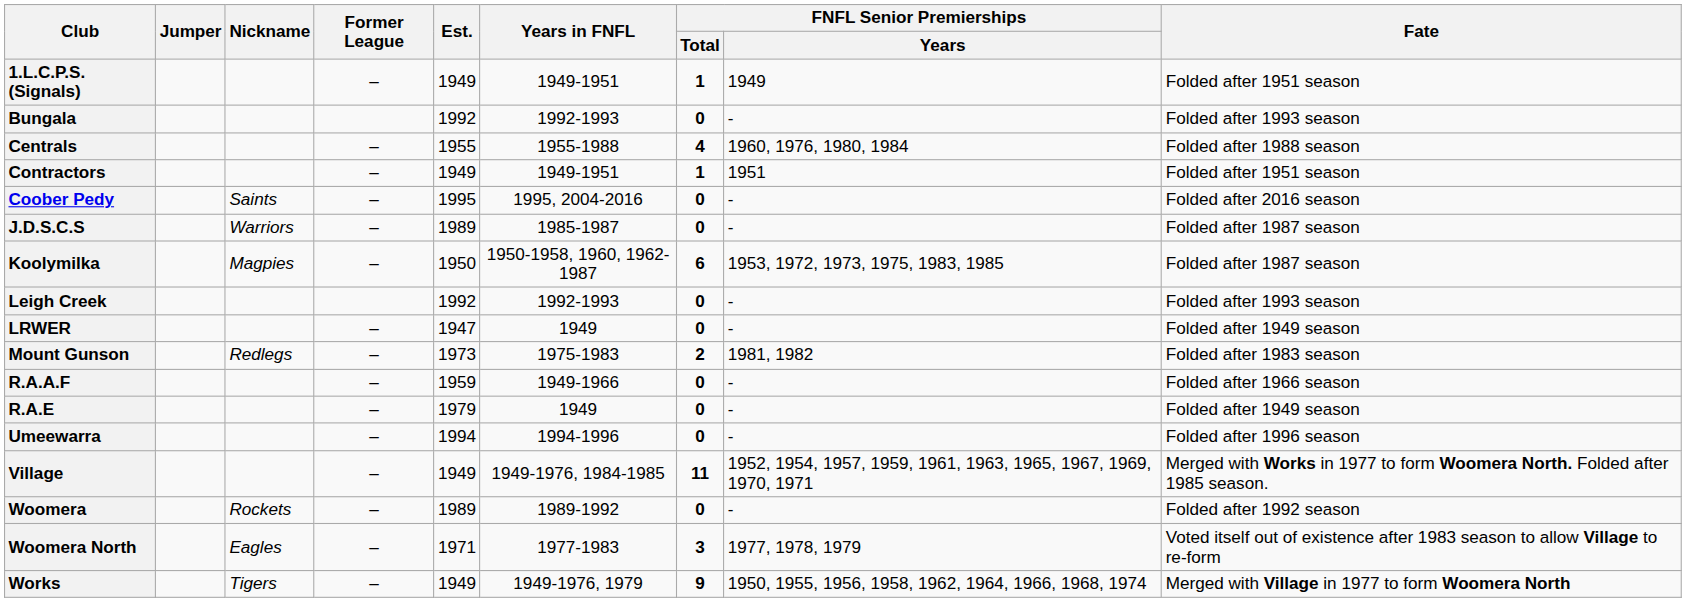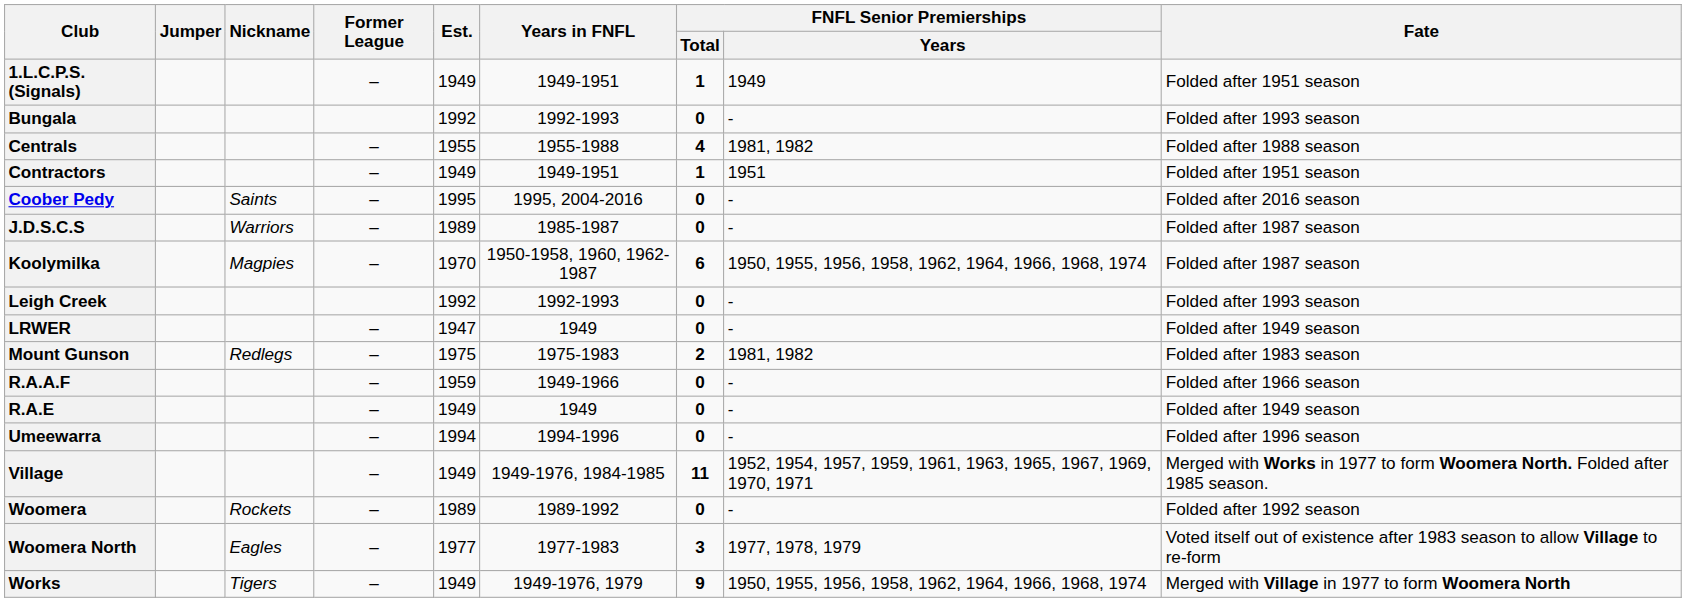(818, 145) 1960, 1976, 1980, 1984 -> (771, 145) 1981, 1982
(457, 264) 1950 -> (457, 264) 1970
(866, 264) 1953, 1972, 1973, 1975, 1983, 1985 -> (937, 264) 1950, 1955, 1956, 1958, 1962, 1964, 1966, 1968, 1974
(457, 355) 1973 -> (457, 355) 1975
(457, 409) 1979 -> (457, 409) 1949
(457, 547) 1971 -> (457, 547) 1977
